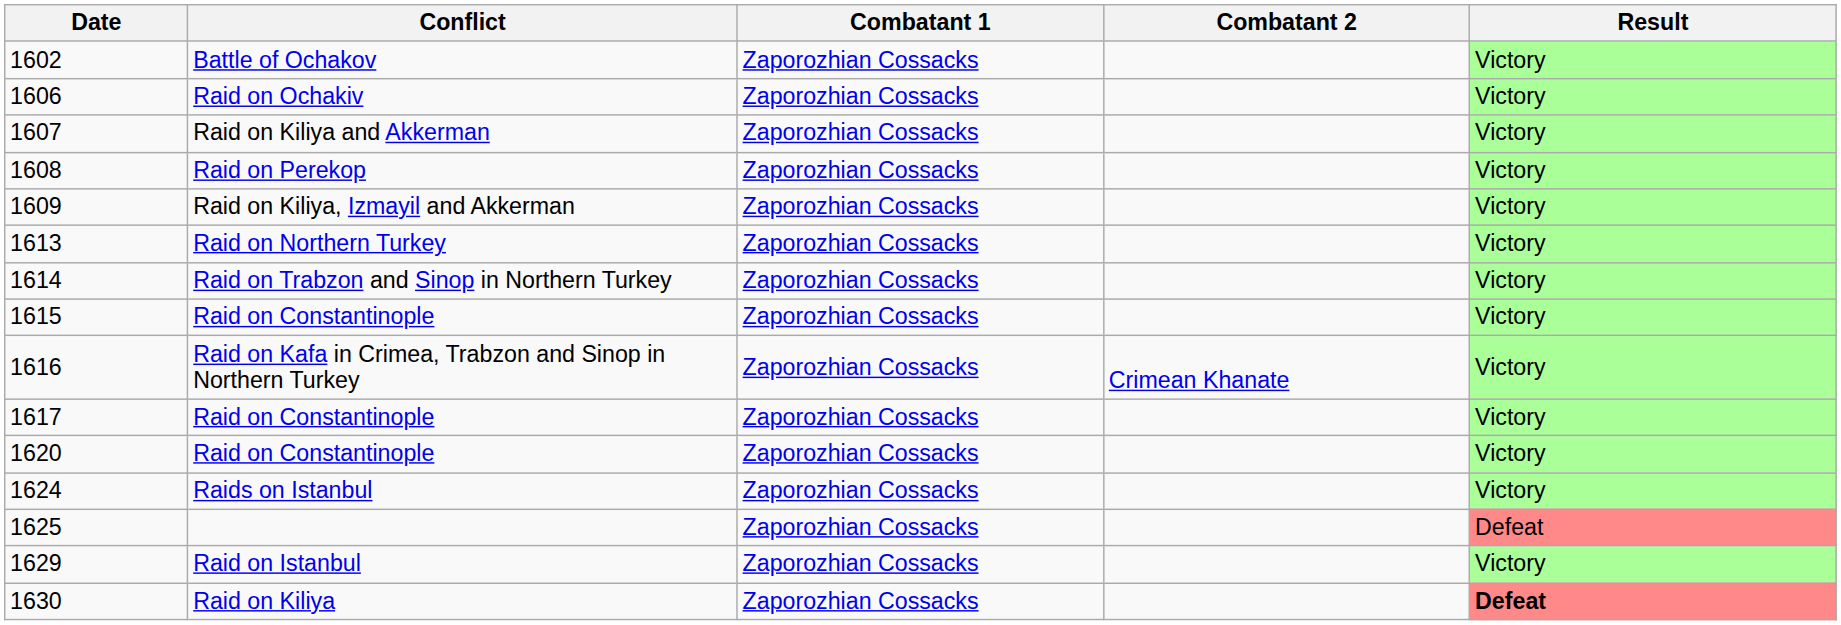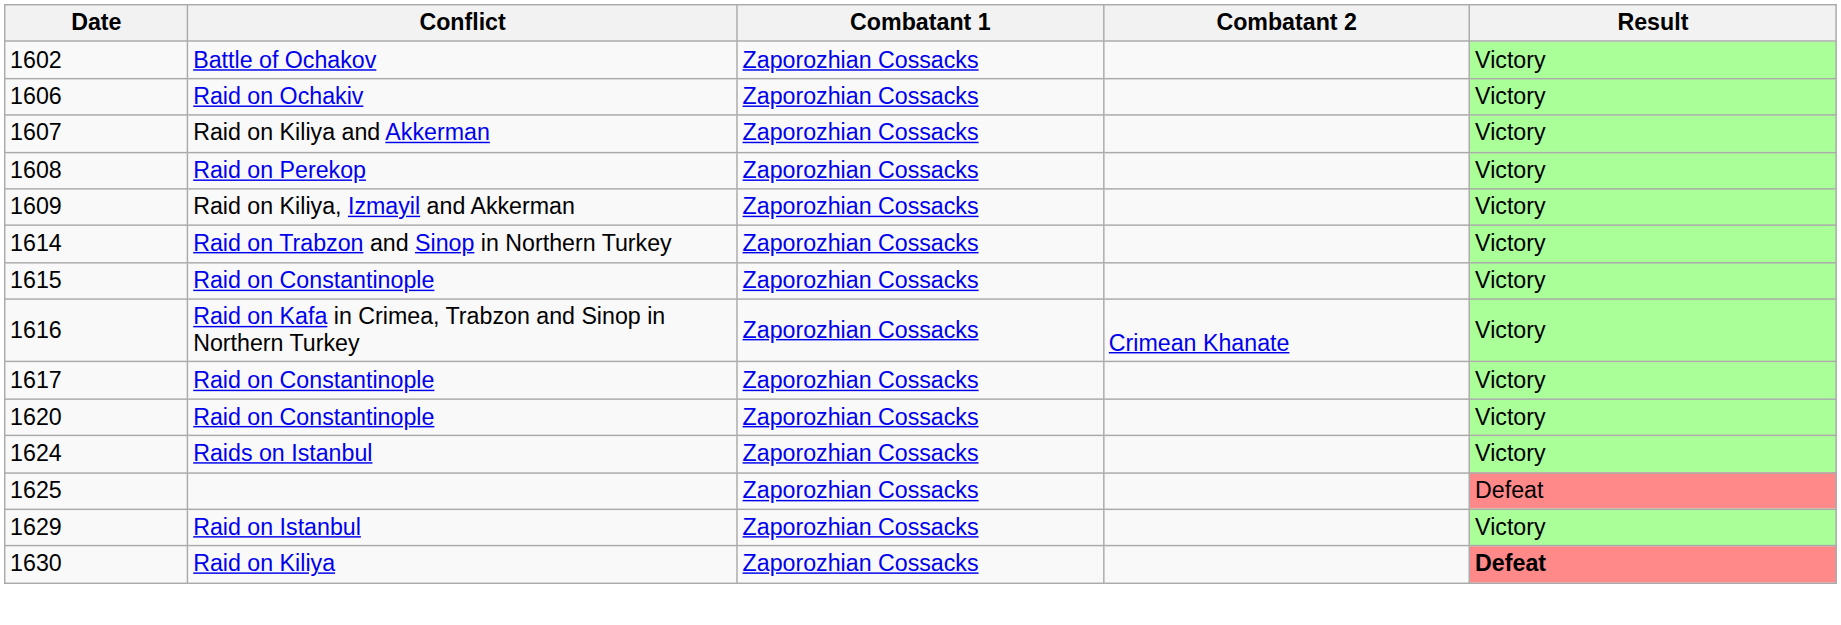- row: (36, 243)
